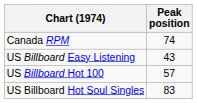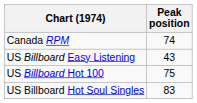(169, 73) 57 -> (169, 73) 75
